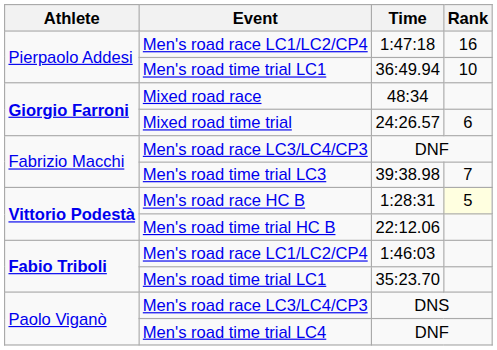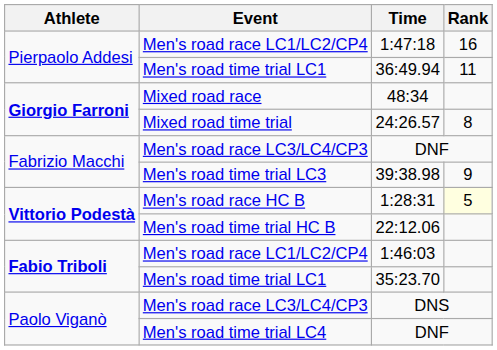(468, 70) 10 -> (468, 70) 11
(468, 123) 6 -> (468, 123) 8
(468, 175) 7 -> (468, 175) 9
